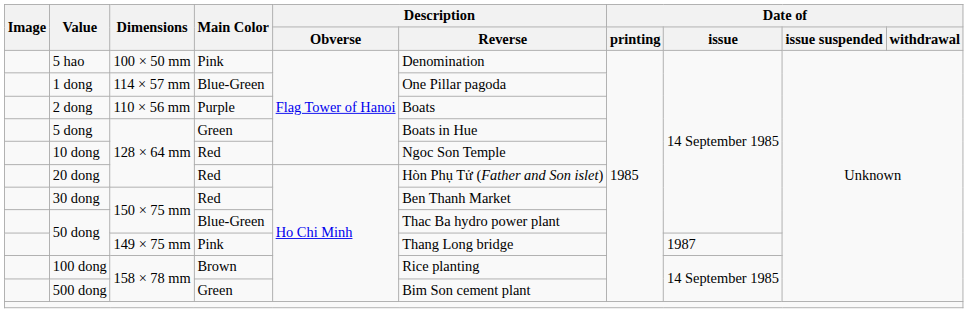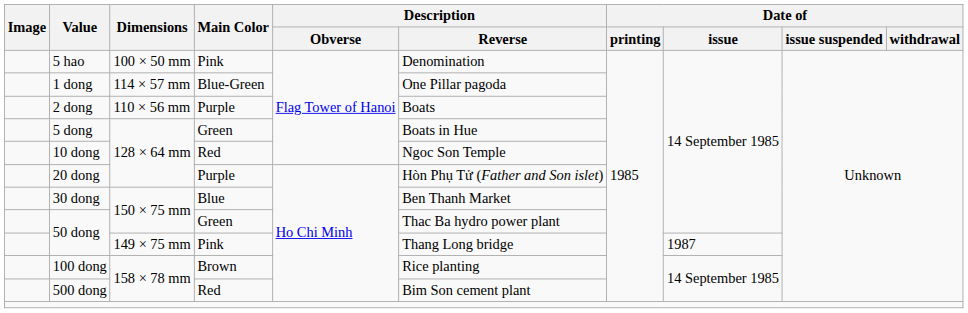(209, 175) Red -> (216, 175) Purple
(209, 198) Red -> (211, 198) Blue
(231, 221) Blue-Green -> (215, 221) Green
(215, 289) Green -> (209, 289) Red
